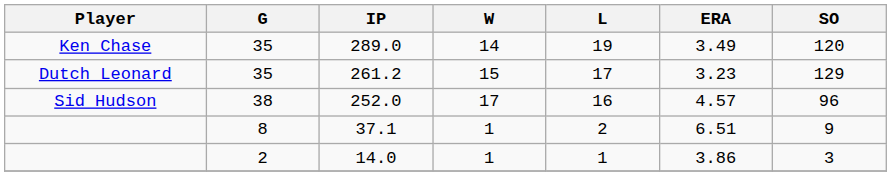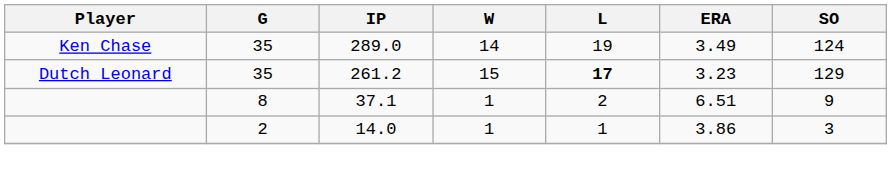(829, 46) 120 -> (829, 46) 124
(602, 74) normal -> (602, 74) bold
- row: (376, 102)
